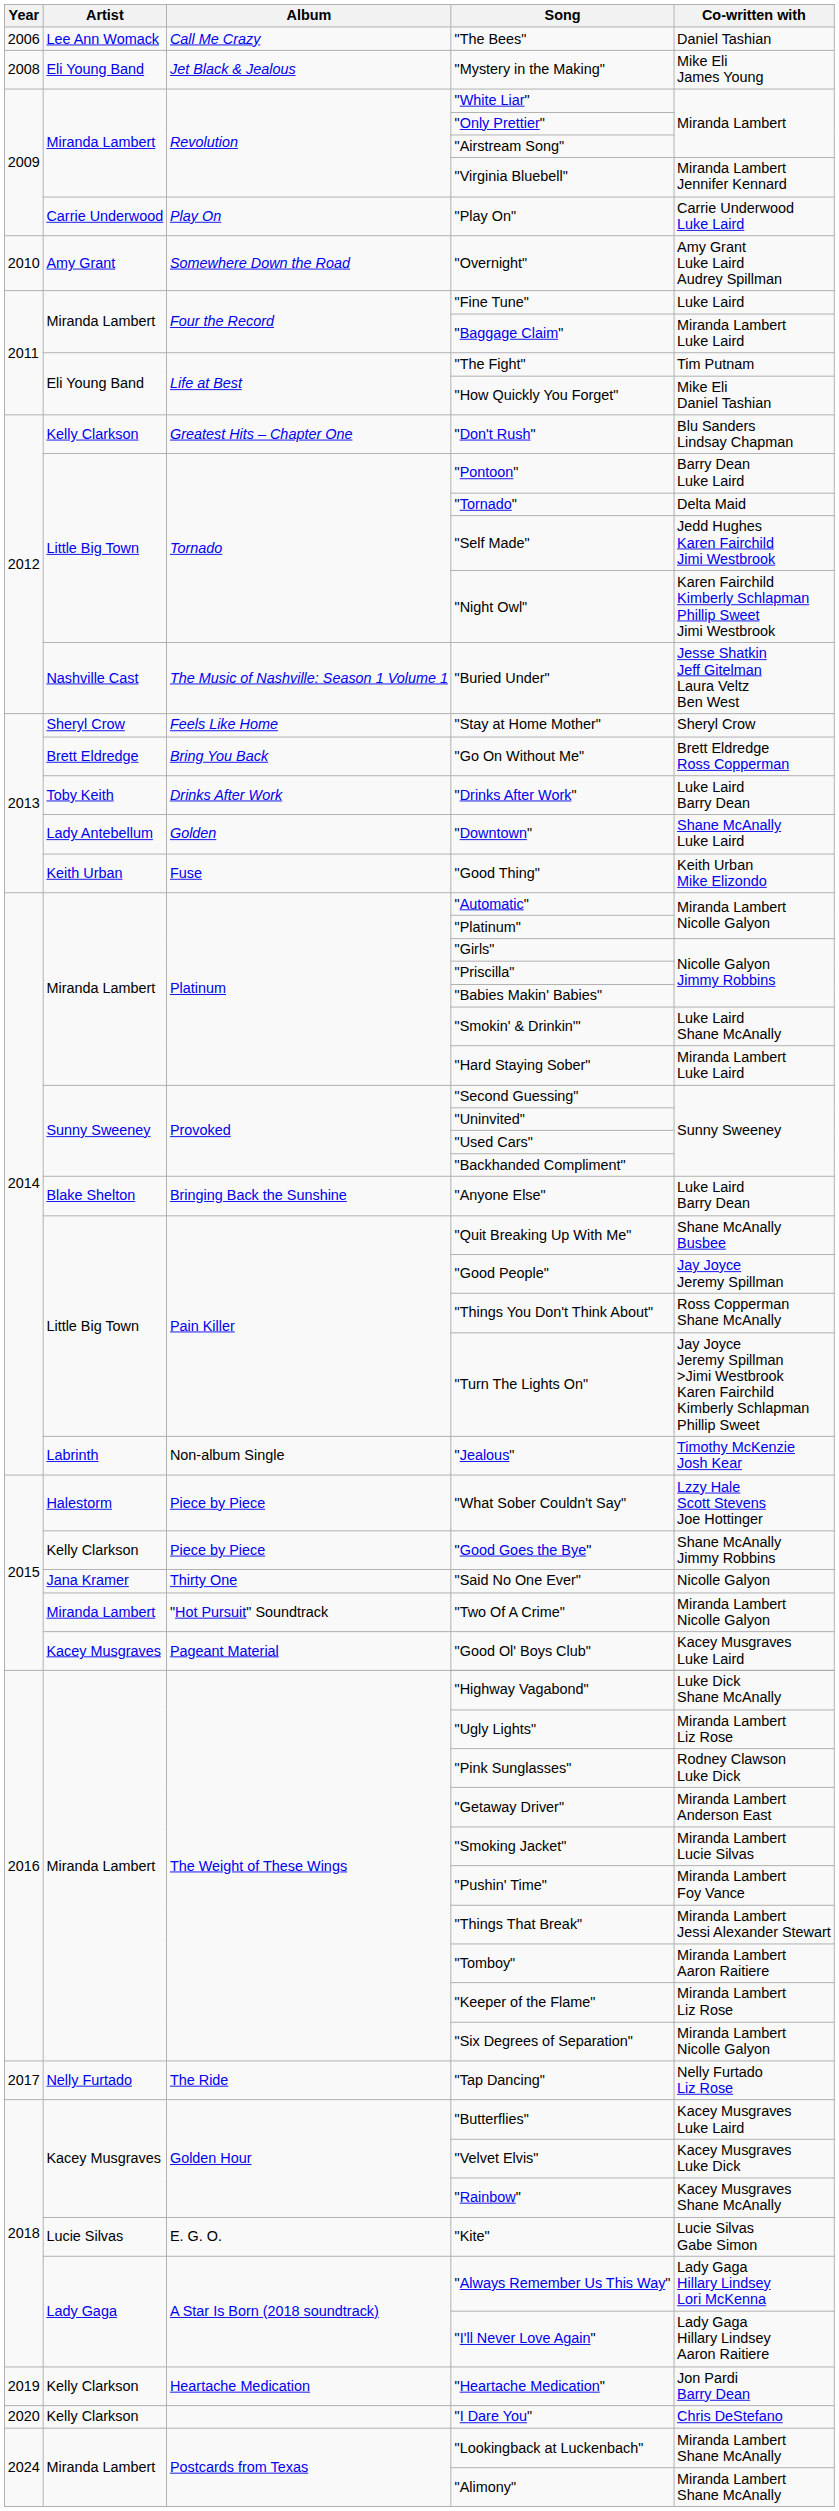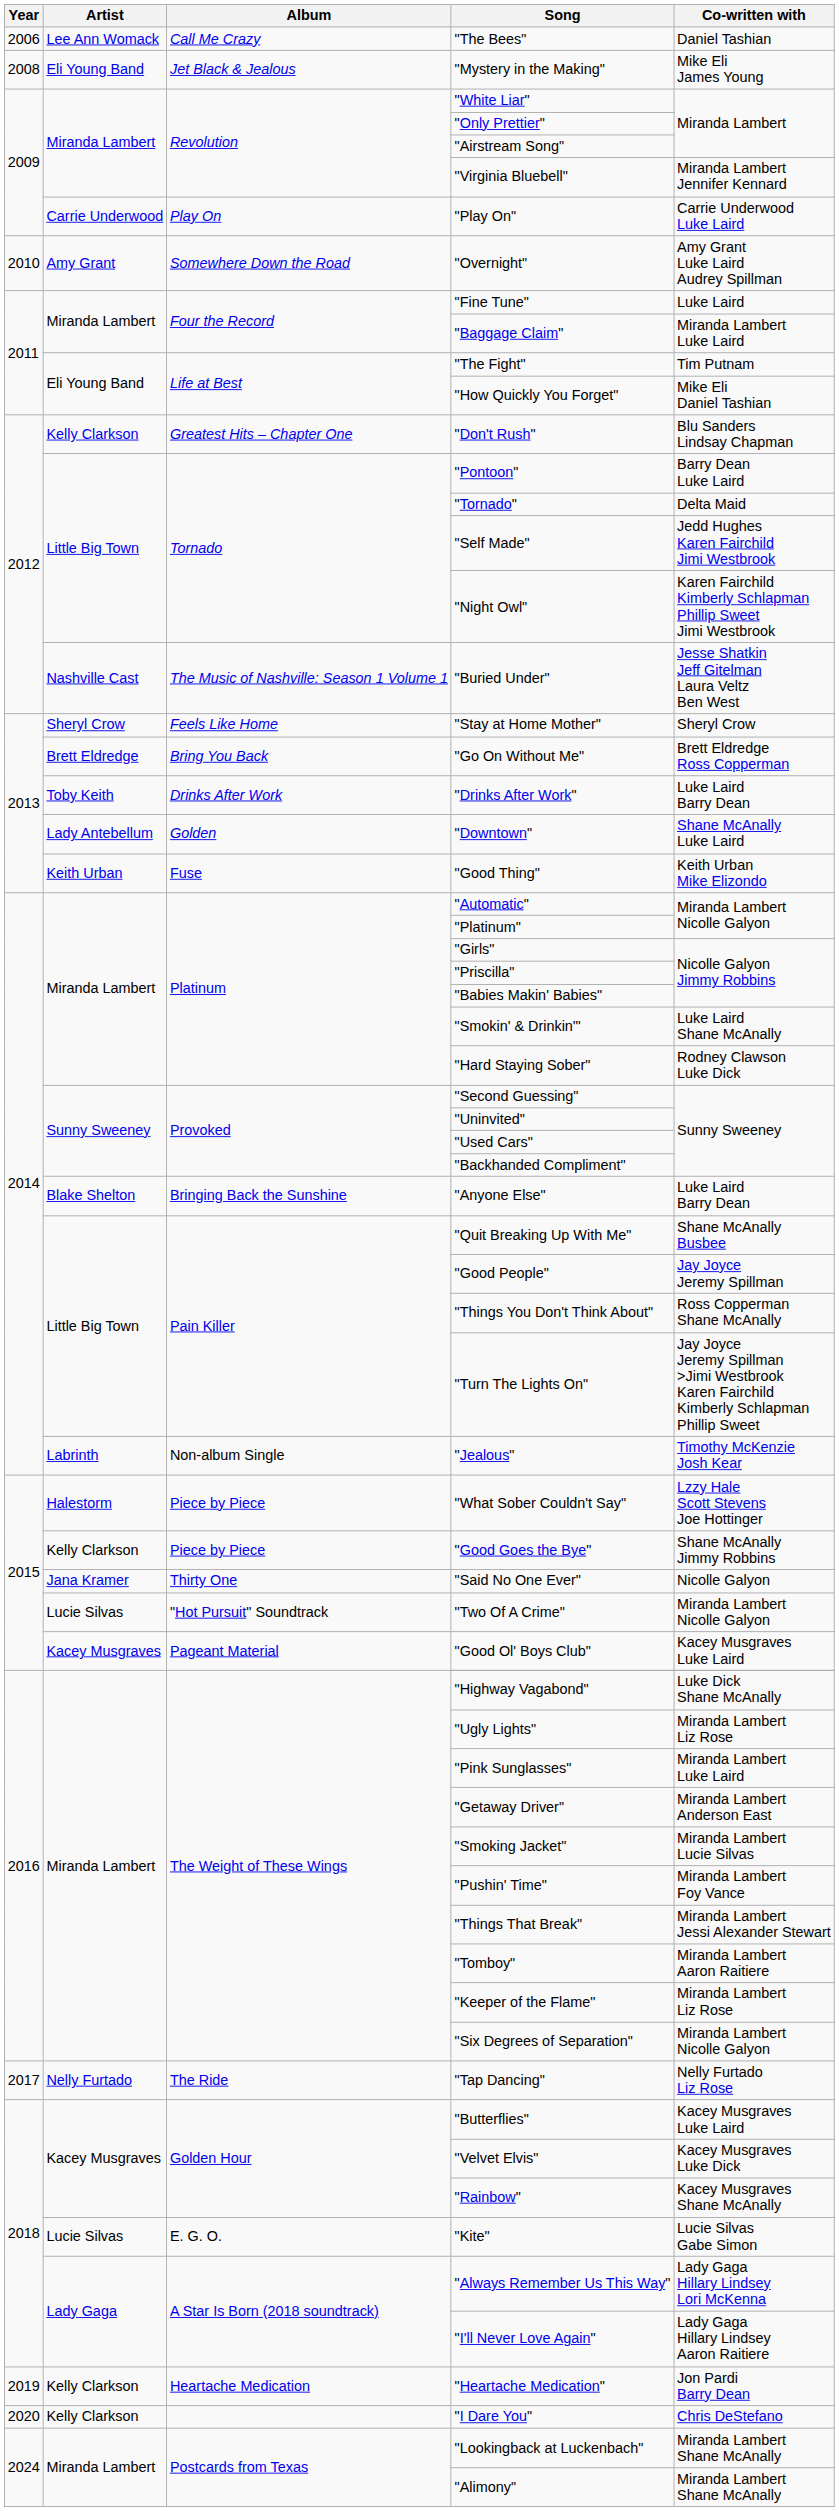(732, 1065) Miranda Lambert Luke Laird -> (732, 1065) Rodney Clawson Luke Dick
(101, 1612) Miranda Lambert -> (85, 1612) Lucie Silvas
(732, 1768) Rodney Clawson Luke Dick -> (732, 1768) Miranda Lambert Luke Laird
